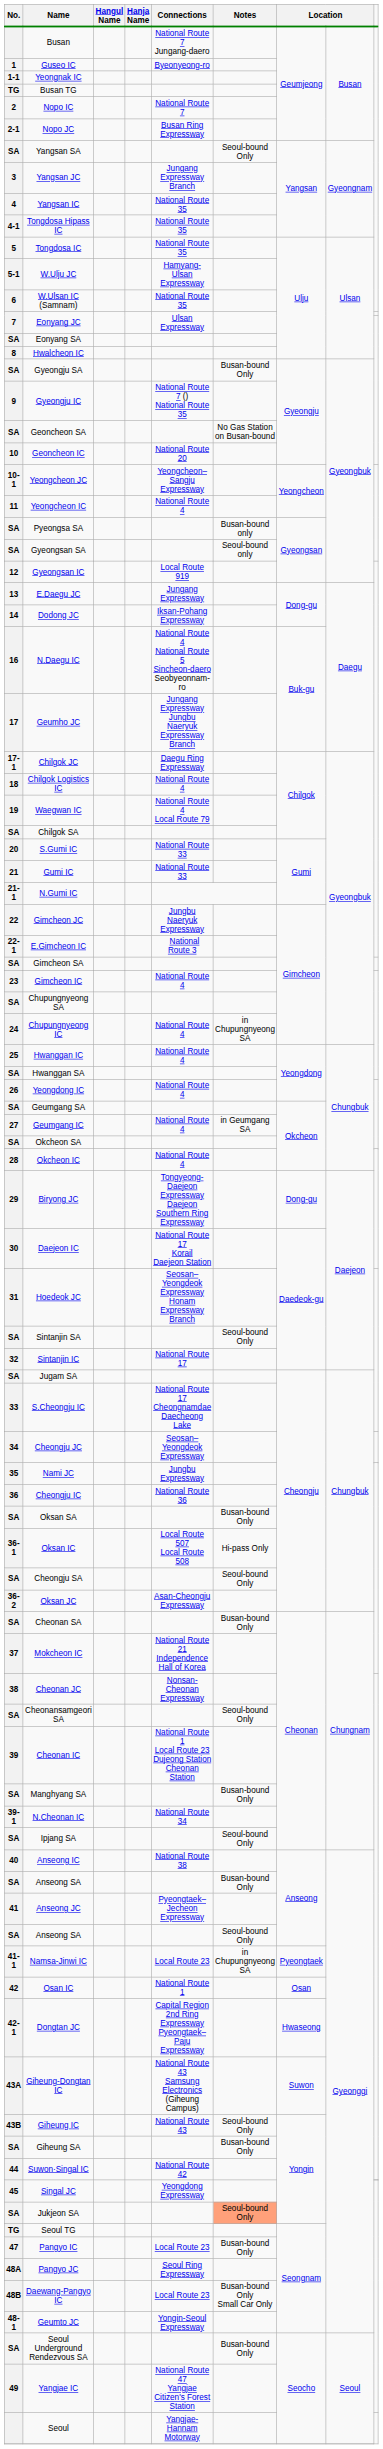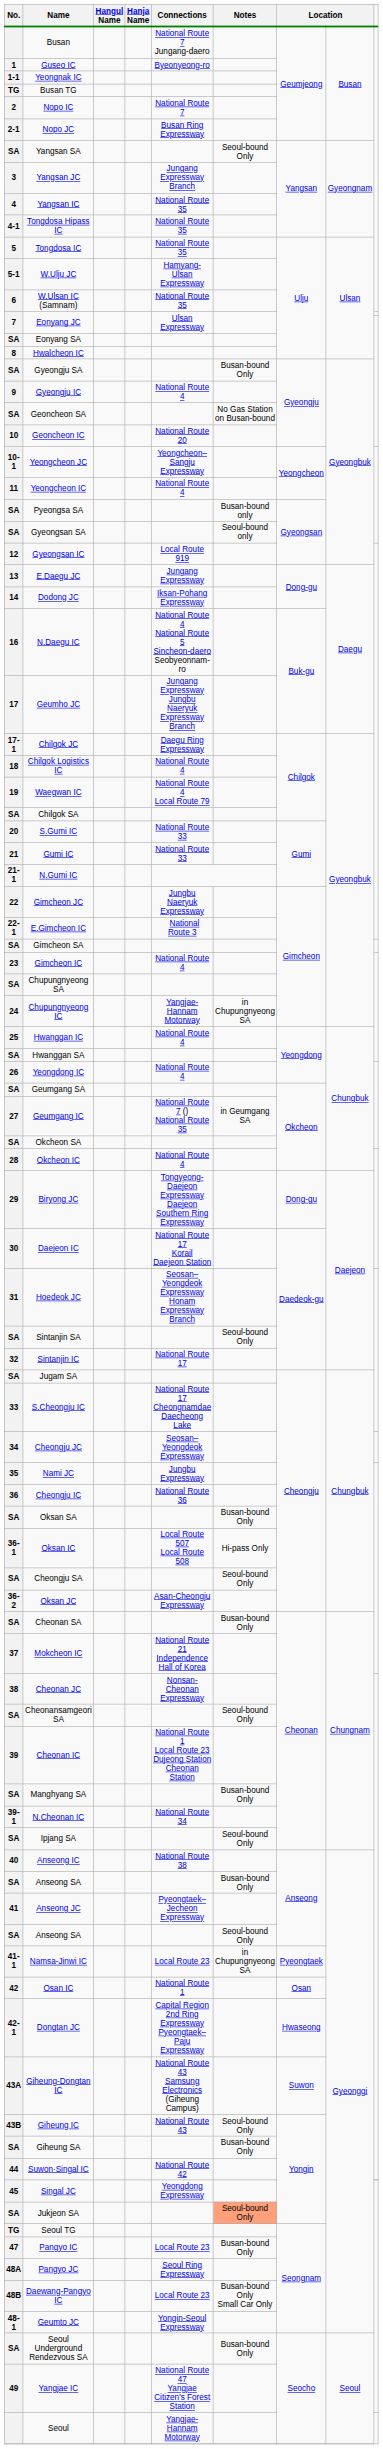(182, 401) National Route 7 () National Route 35 -> (182, 392) National Route 4
(182, 1029) National Route 4 -> (182, 1011) Yangjae-Hannam Motorway
(182, 1125) National Route 4 -> (182, 1116) National Route 7 () National Route 35
